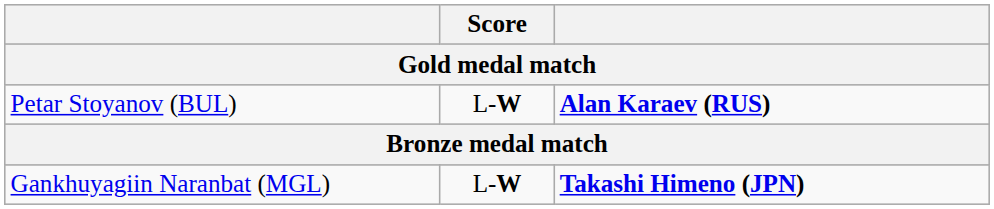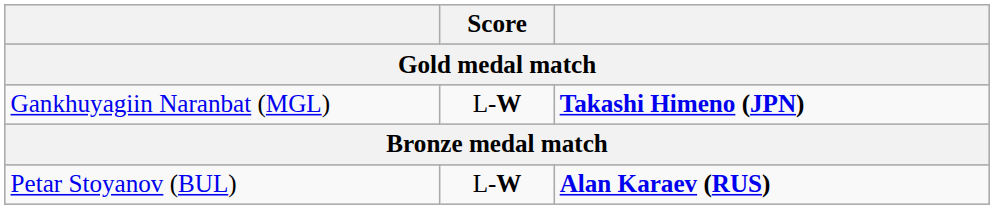rows swapped: (170, 183) <-> (124, 104)
